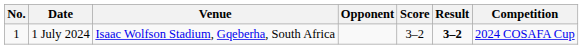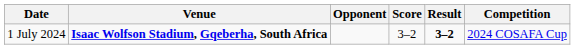- column: (16, 14)
(215, 34) normal -> (199, 34) bold
